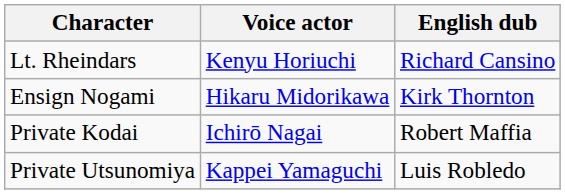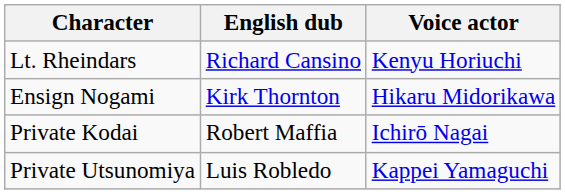columns swapped: (298, 22) <-> (478, 22)
